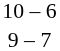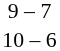rows swapped: (30, 40) <-> (30, 10)
